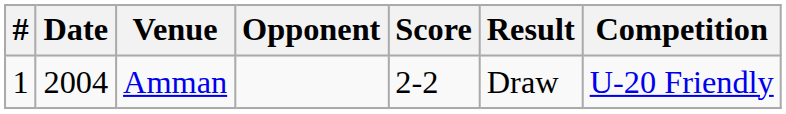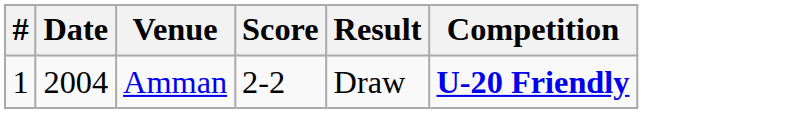- column: (311, 30)
(682, 81) normal -> (533, 81) bold
